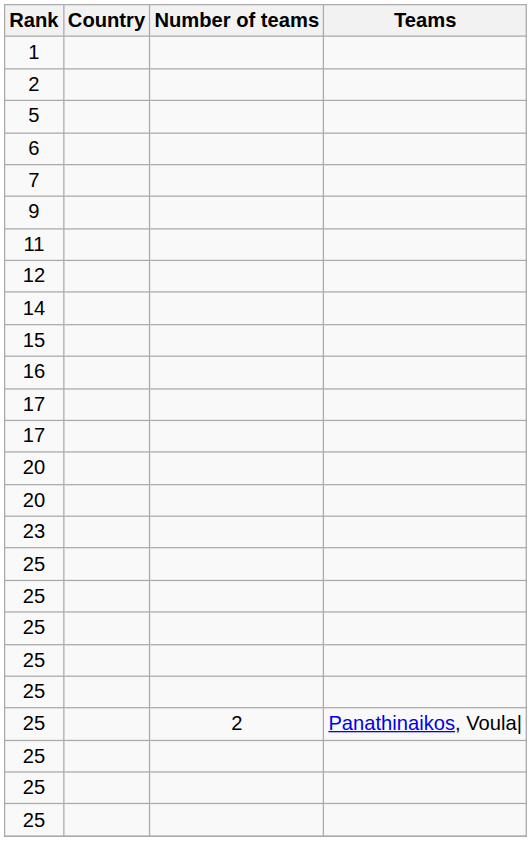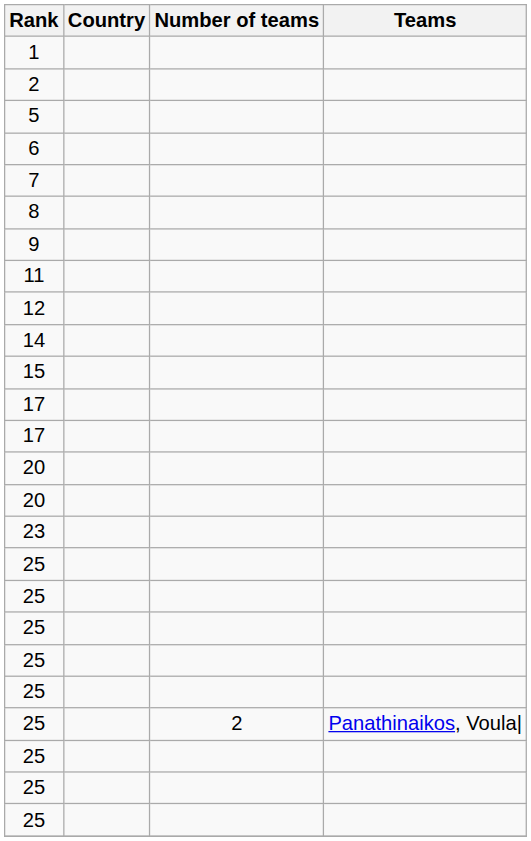+ row: (34, 212)
- row: (34, 372)
